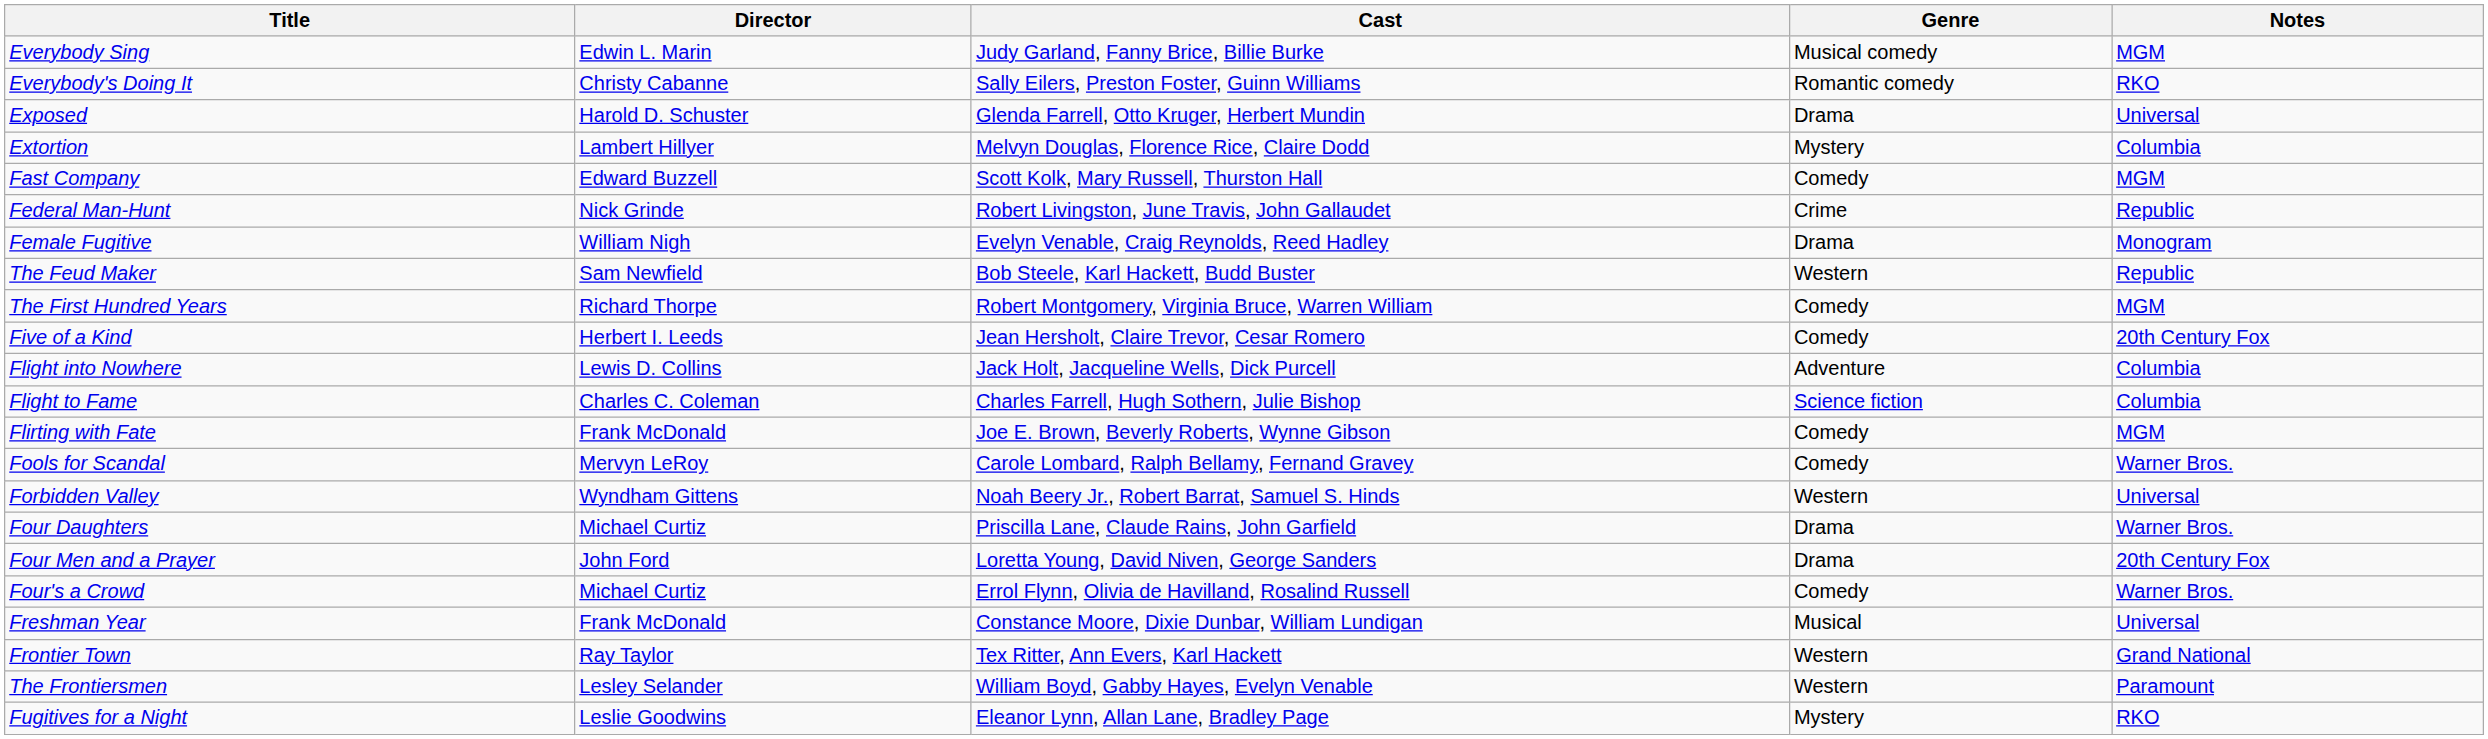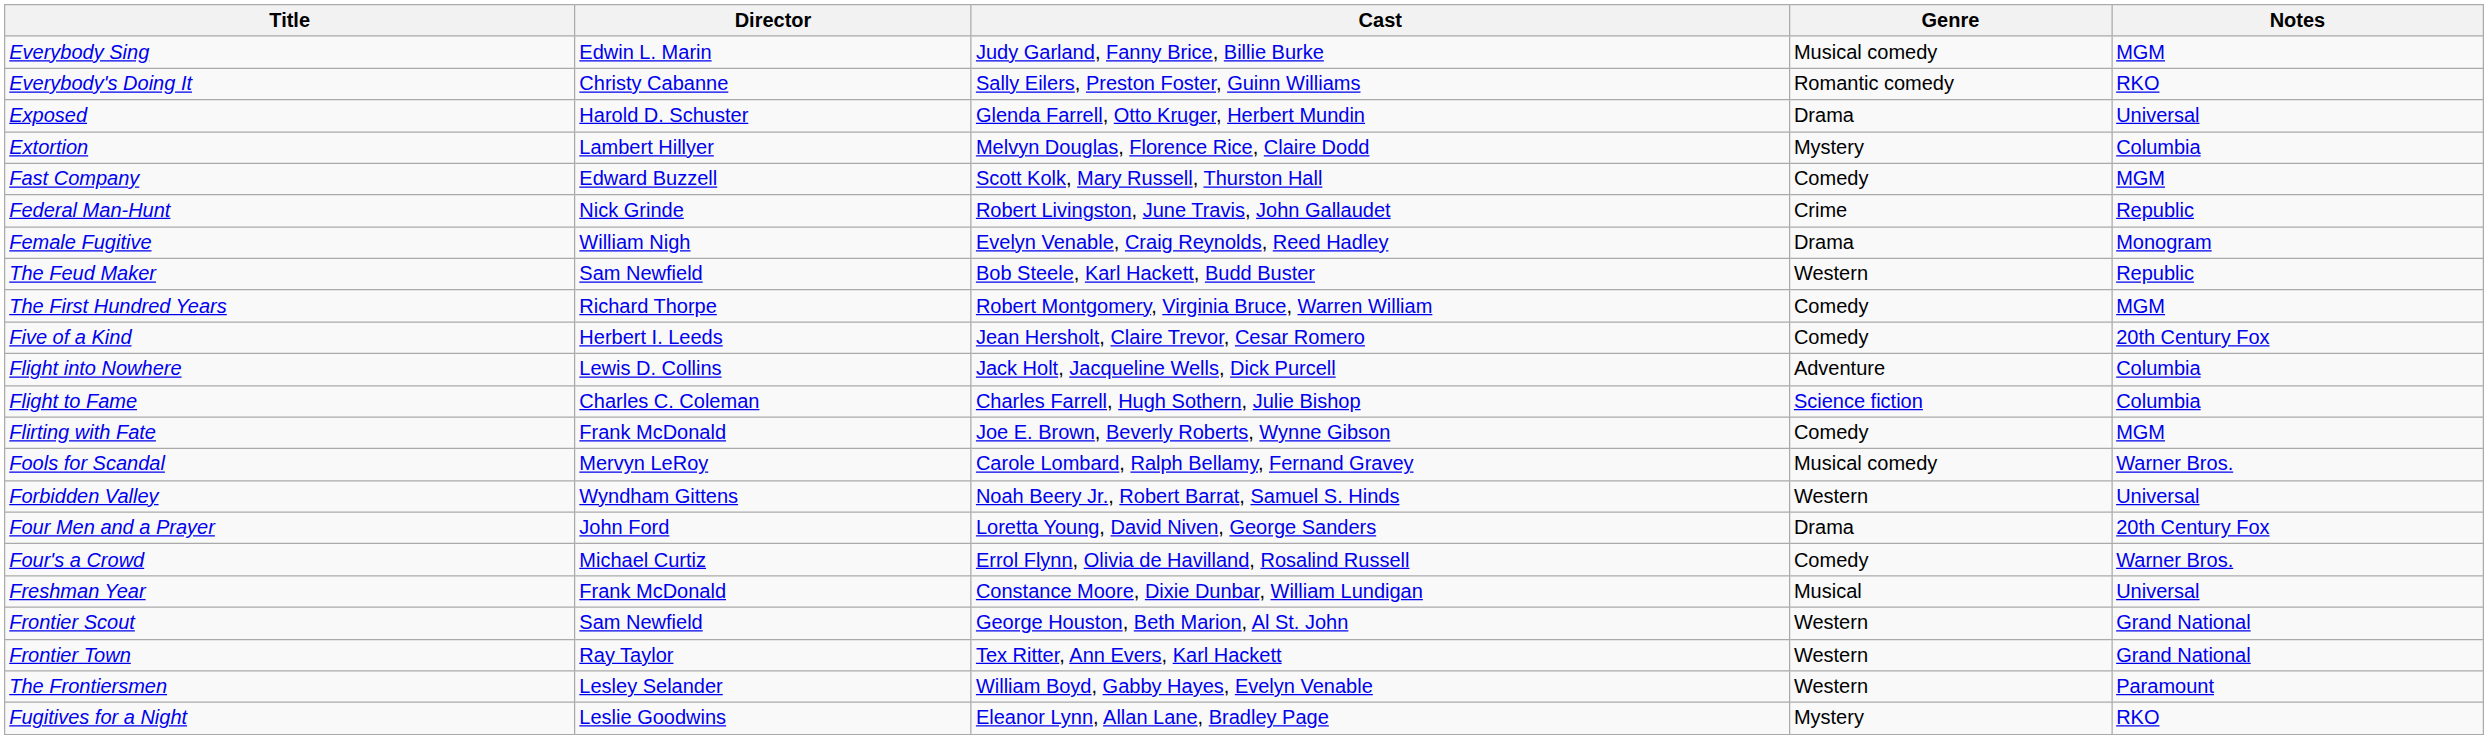(1831, 464) Comedy -> (1866, 464) Musical comedy
- row: (79, 527)
+ row: (72, 623)
